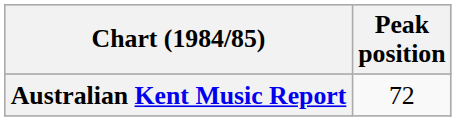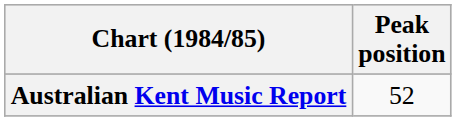(402, 94) 72 -> (402, 94) 52
